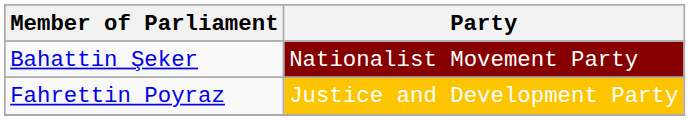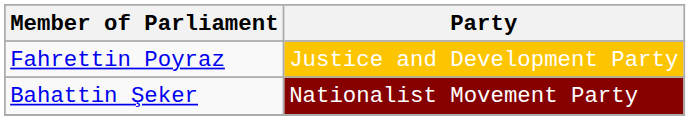rows swapped: (118, 96) <-> (104, 60)
